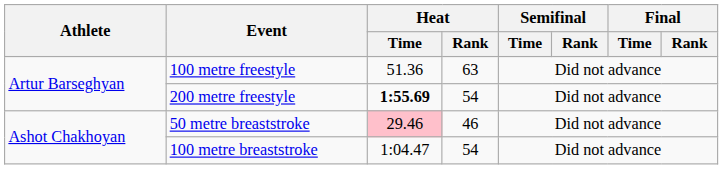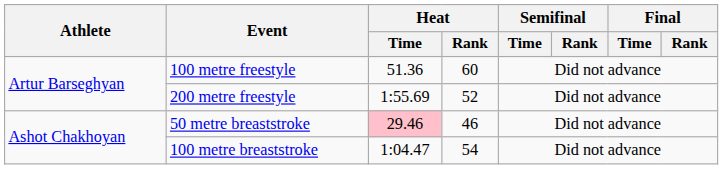(470, 70) 63 -> (470, 70) 60
(405, 97) bold -> (405, 97) normal
(470, 97) 54 -> (470, 97) 52
